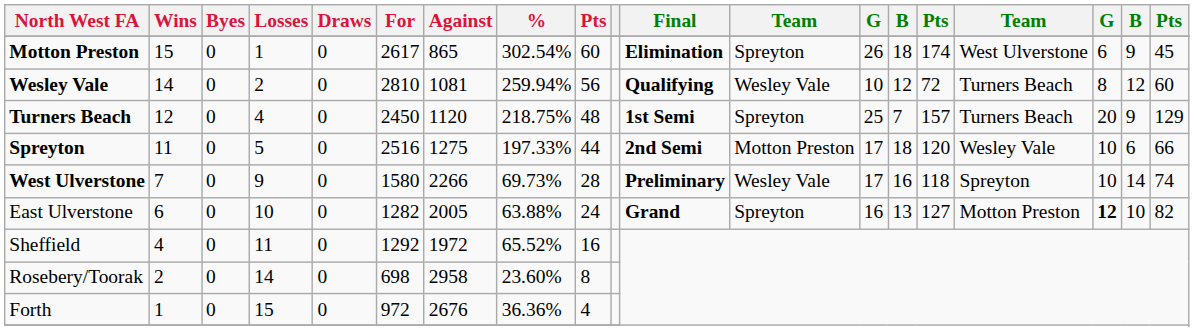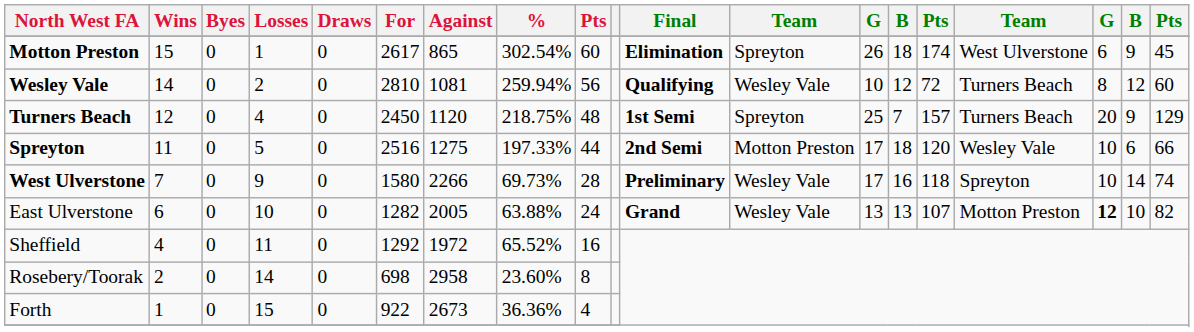(769, 212) Spreyton -> (782, 212) Wesley Vale
(874, 212) 16 -> (874, 212) 13
(936, 212) 127 -> (936, 212) 107
(395, 308) 972 -> (395, 308) 922
(448, 308) 2676 -> (448, 308) 2673
